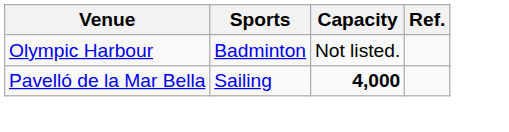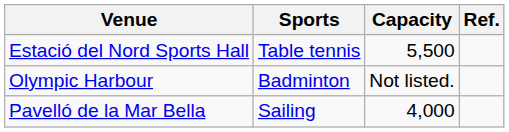+ row: (129, 50)
(376, 80) bold -> (431, 111) normal
